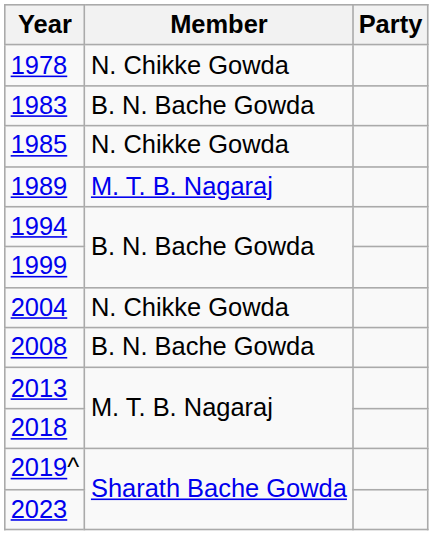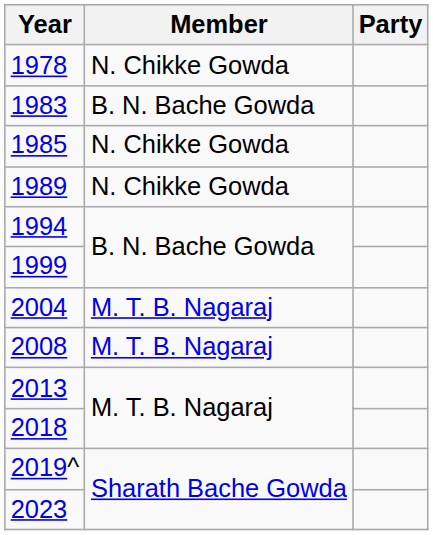(182, 186) M. T. B. Nagaraj -> (190, 186) N. Chikke Gowda
(190, 307) N. Chikke Gowda -> (182, 307) M. T. B. Nagaraj
(203, 347) B. N. Bache Gowda -> (182, 347) M. T. B. Nagaraj
